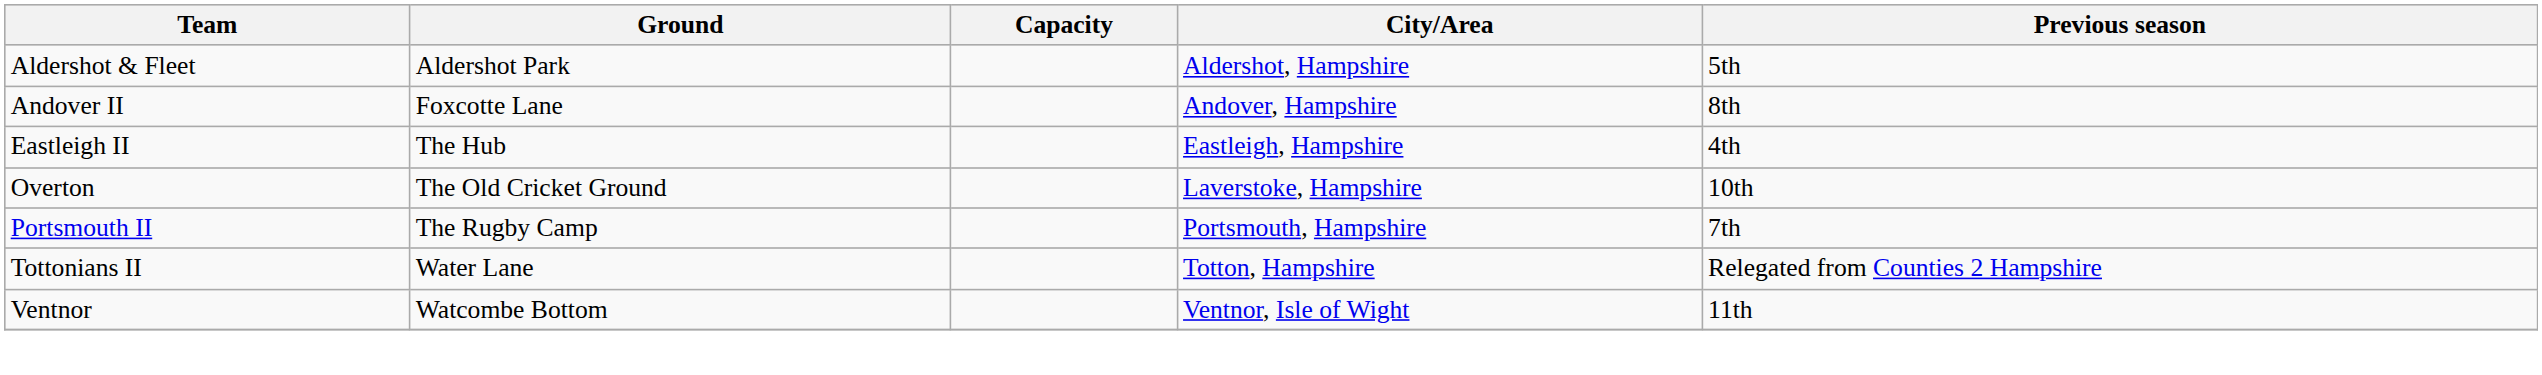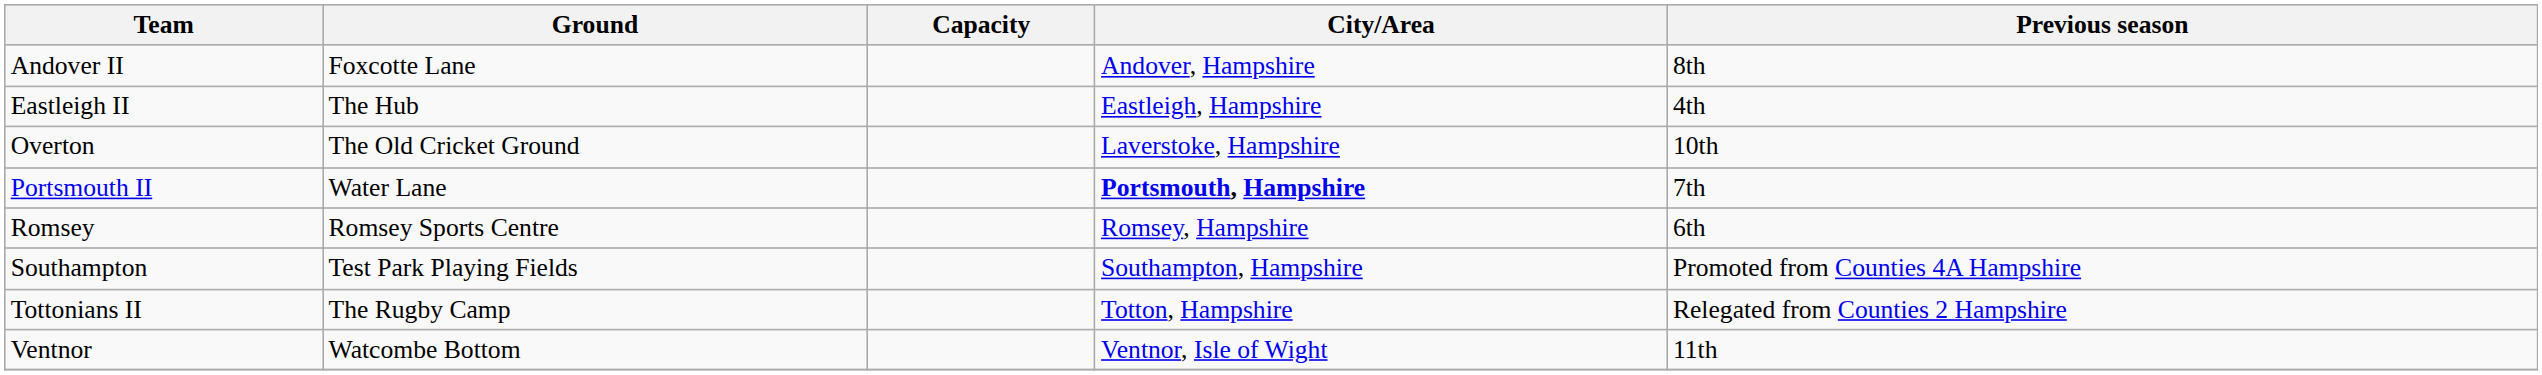- row: (103, 65)
(507, 227) The Rugby Camp -> (388, 187) Water Lane
(1305, 227) normal -> (1233, 187) bold
+ row: (53, 227)
+ row: (79, 268)
(475, 268) Water Lane -> (420, 308) The Rugby Camp
